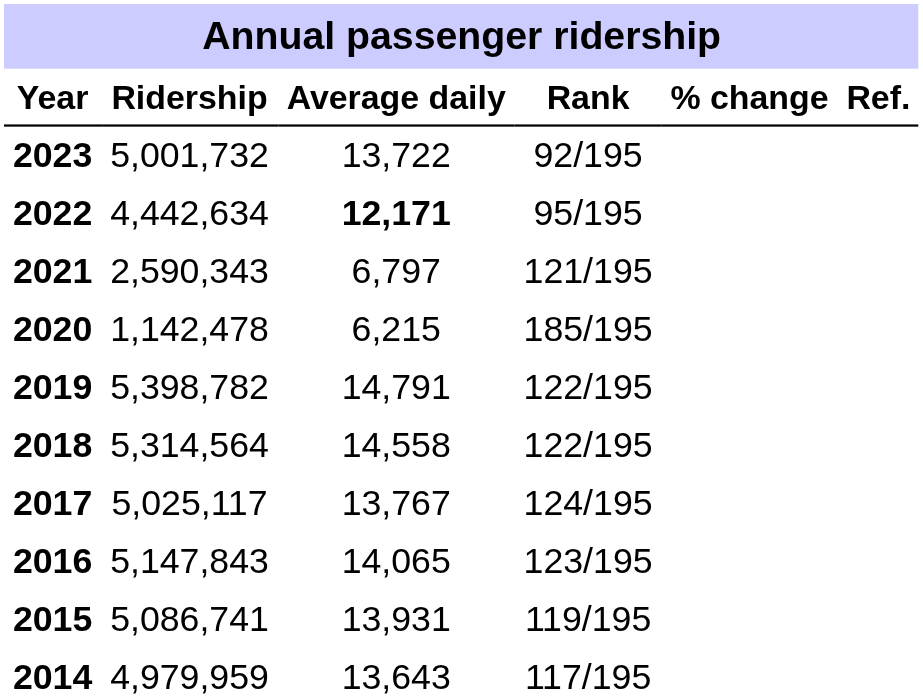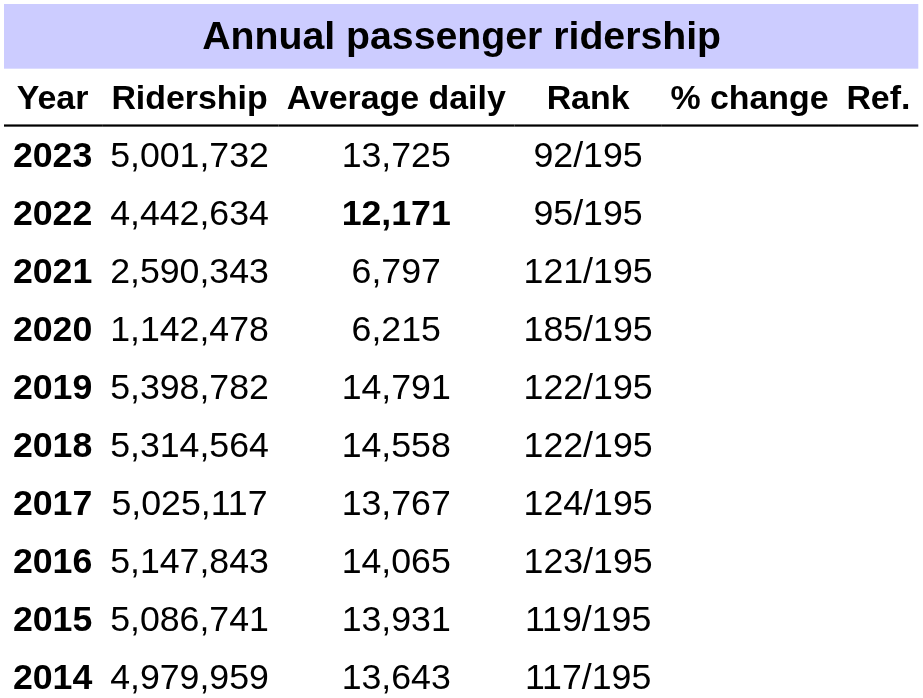(396, 155) 13,722 -> (396, 155) 13,725
